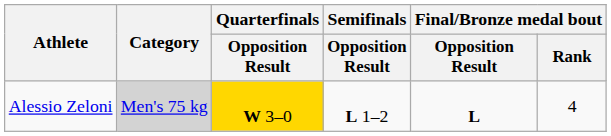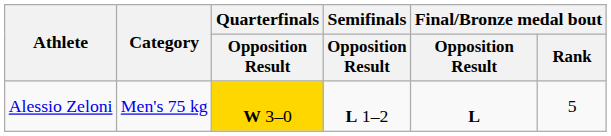(164, 106) lightgrey background -> (164, 106) no background
(572, 106) 4 -> (572, 106) 5
